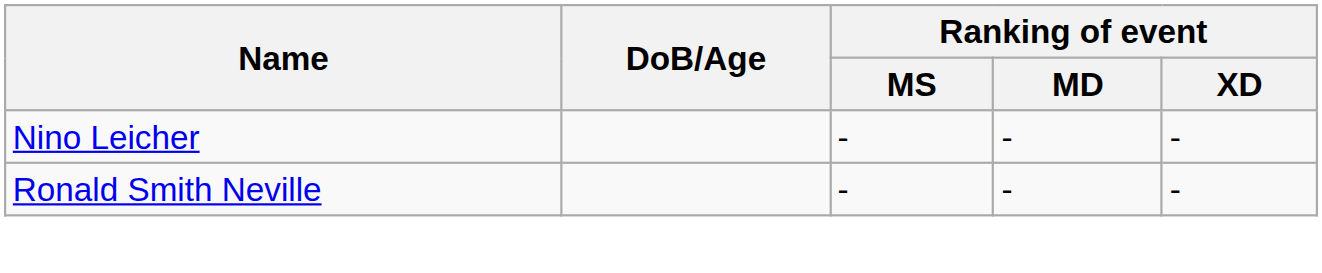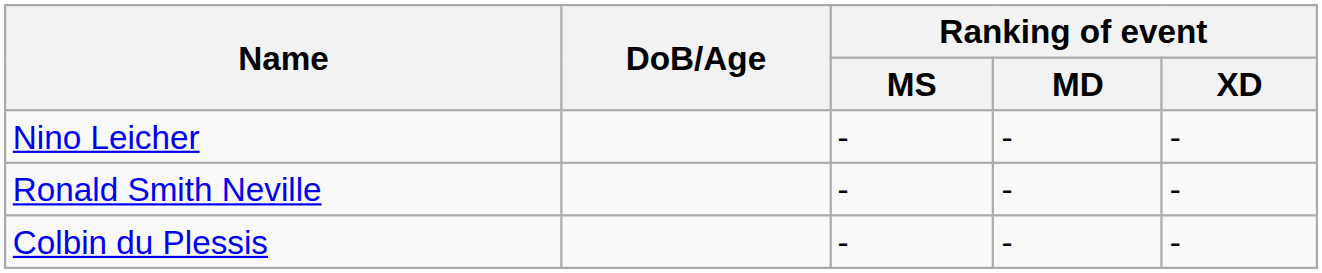+ row: (140, 242)
